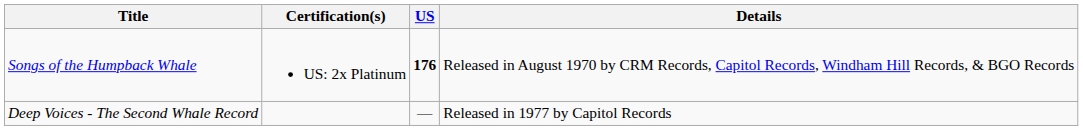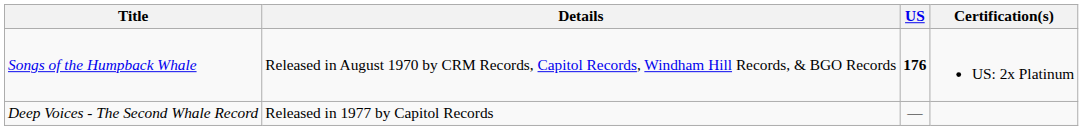columns swapped: (759, 16) <-> (336, 16)
